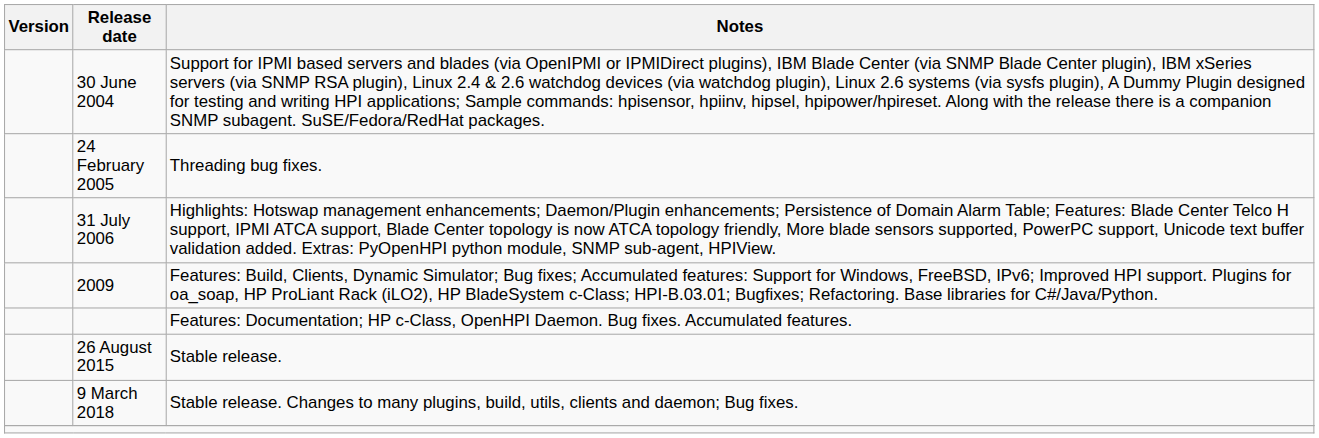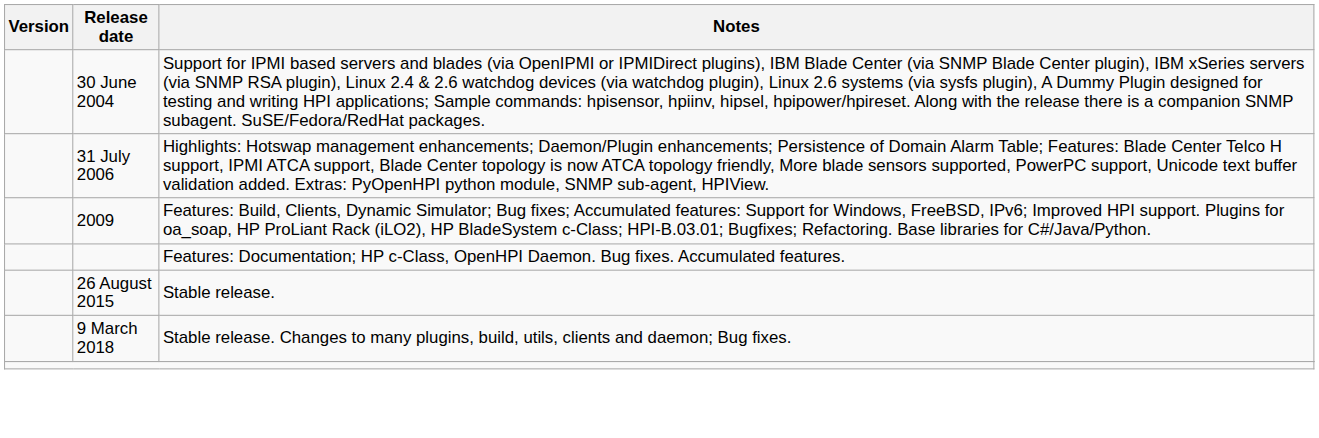- row: (110, 165)
